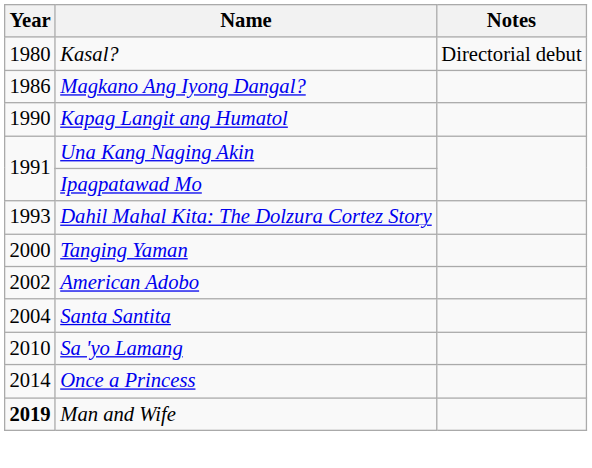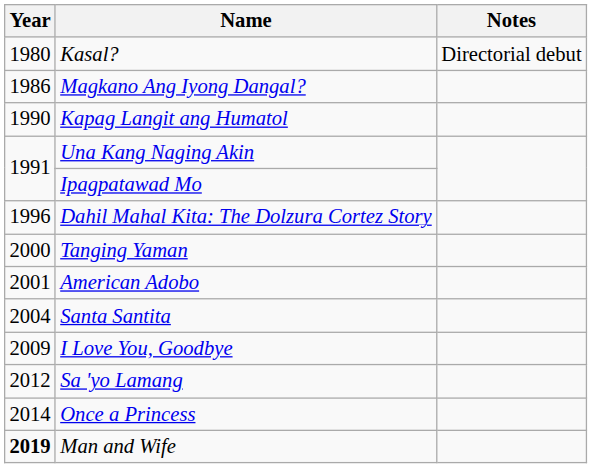(30, 217) 1993 -> (30, 217) 1996
(30, 282) 2002 -> (30, 282) 2001
+ row: (146, 348)
(30, 348) 2010 -> (30, 380) 2012
